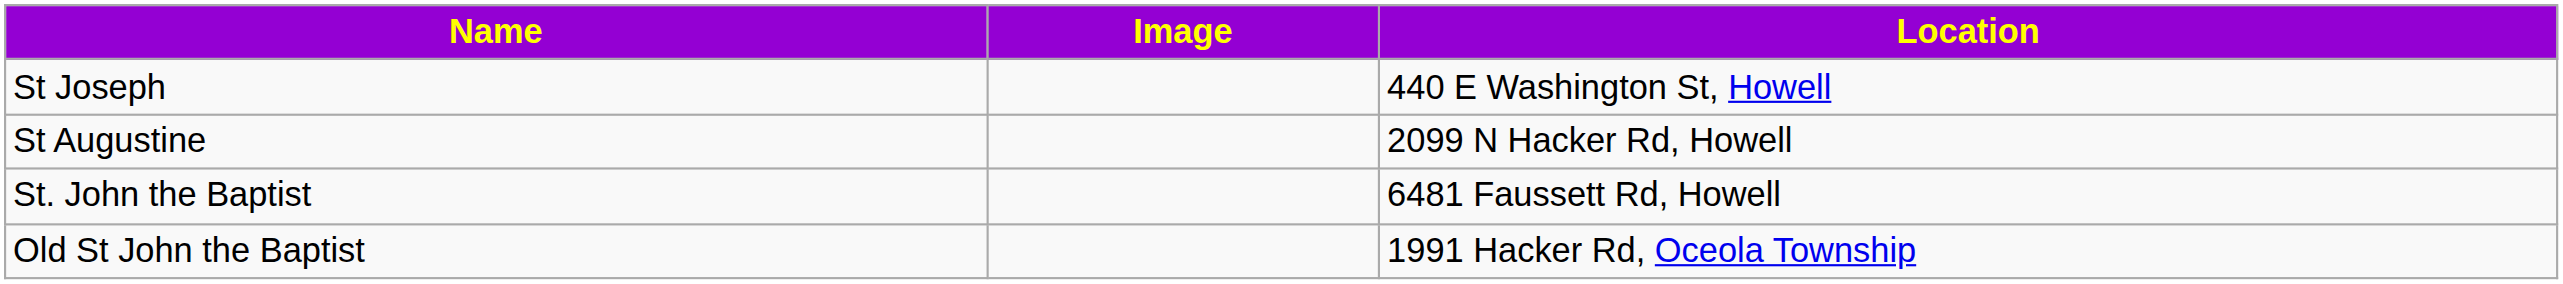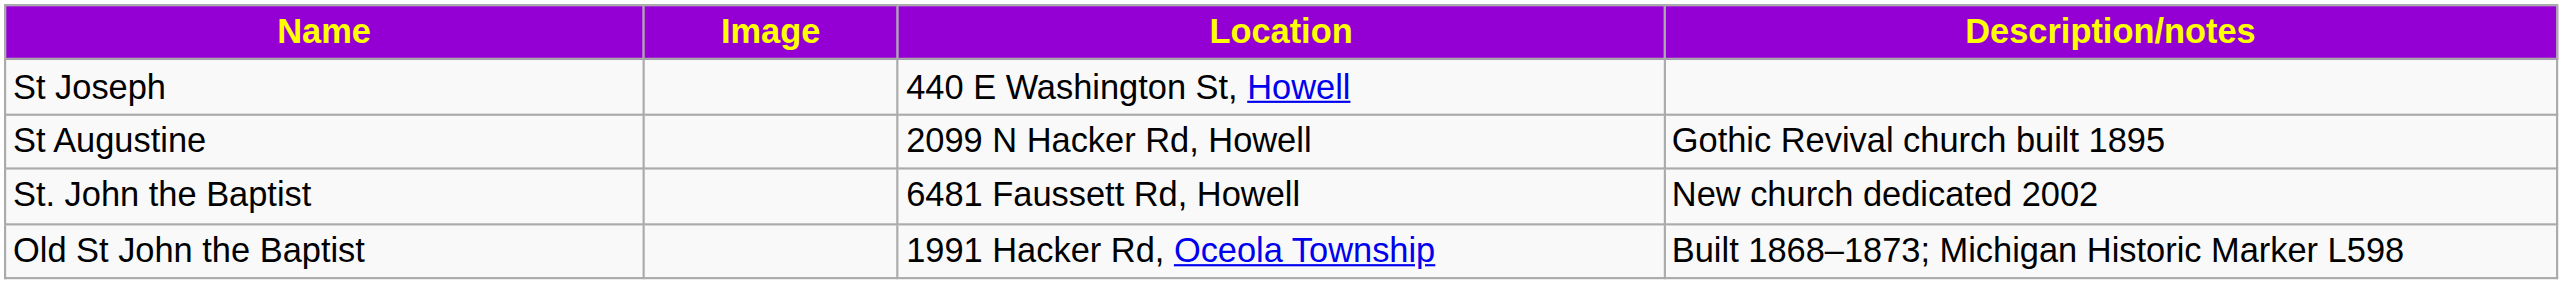+ column: (2110, 31)
